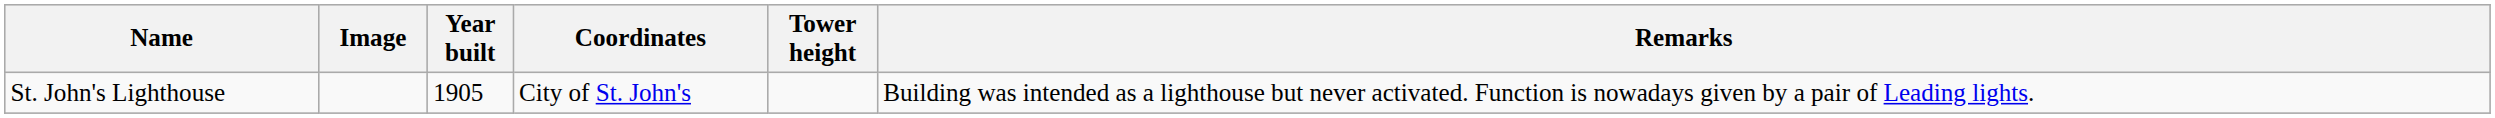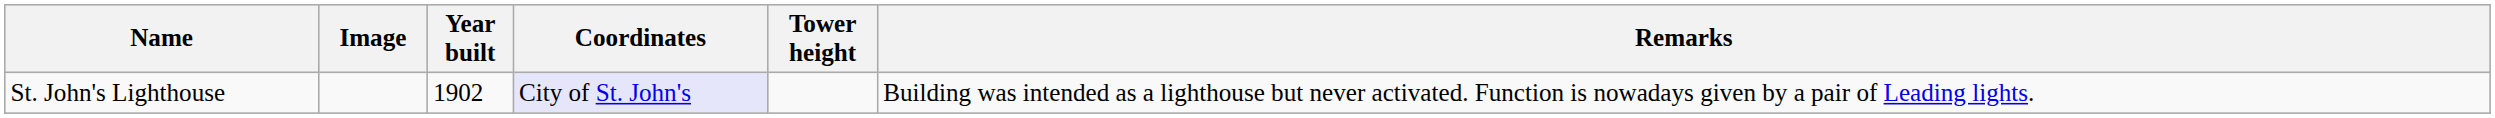(458, 92) 1905 -> (458, 92) 1902
(605, 92) no background -> (605, 92) lavender background
